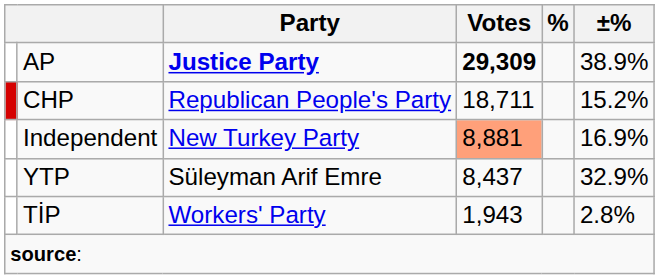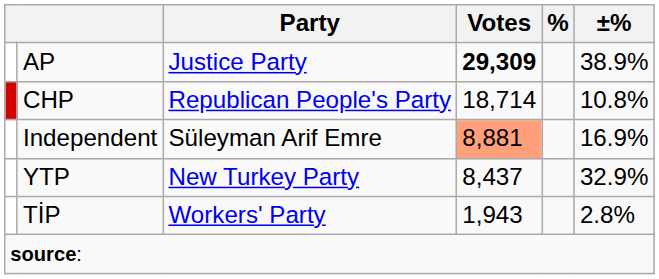(244, 61) bold -> (238, 61) normal
(498, 100) 18,711 -> (499, 100) 18,714
(614, 100) 15.2% -> (614, 100) 10.8%
(264, 138) New Turkey Party -> (275, 138) Süleyman Arif Emre
(275, 176) Süleyman Arif Emre -> (264, 176) New Turkey Party
